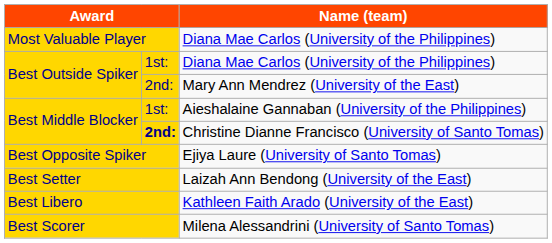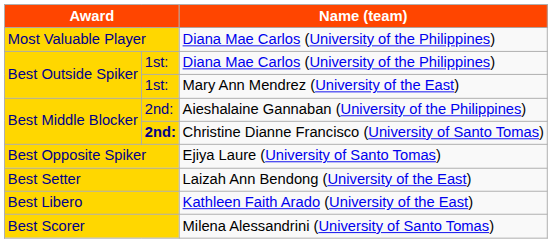(159, 86) 2nd: -> (157, 86) 1st:
(157, 109) 1st: -> (159, 109) 2nd:
